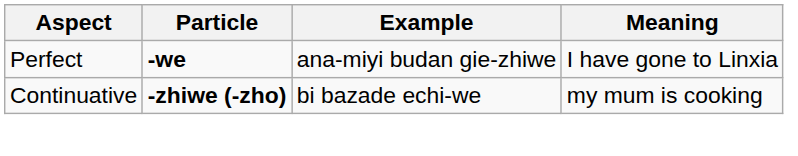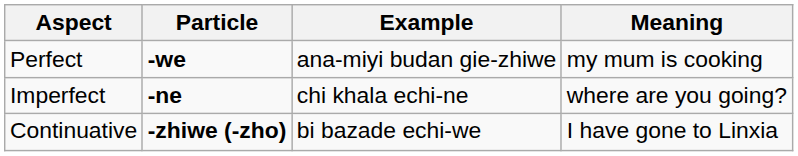(672, 58) I have gone to Linxia -> (665, 58) my mum is cooking
+ row: (58, 95)
(665, 95) my mum is cooking -> (672, 131) I have gone to Linxia
